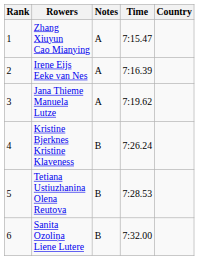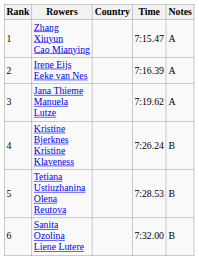columns swapped: (174, 12) <-> (106, 12)
